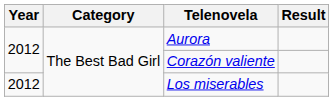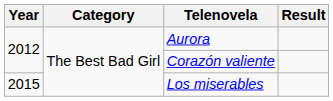(24, 84) 2012 -> (24, 84) 2015
